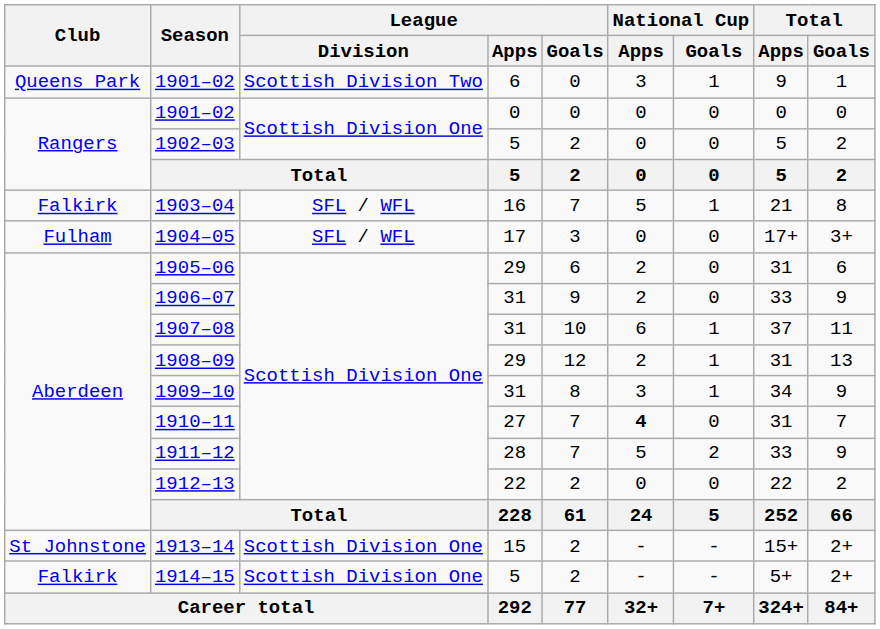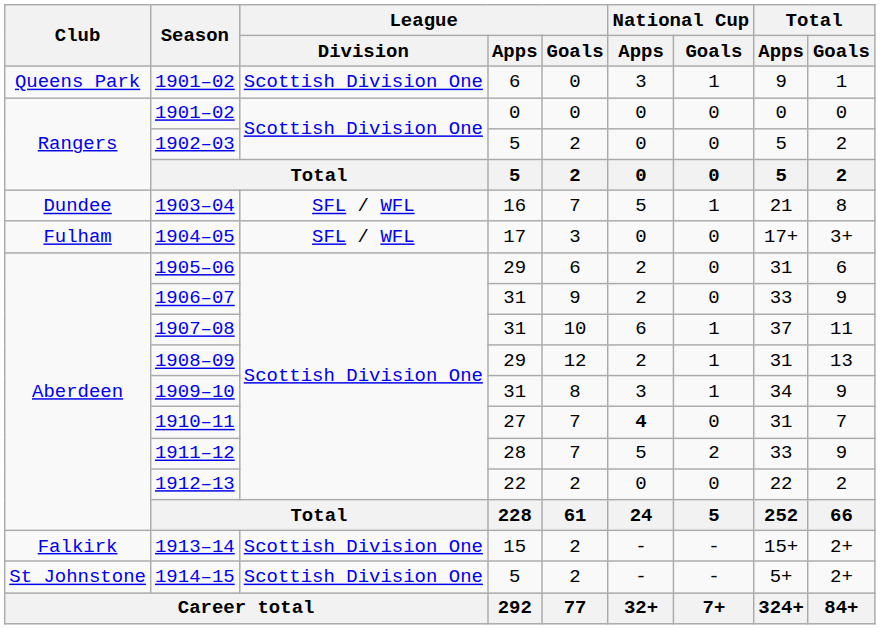(363, 82) Scottish Division Two -> (363, 82) Scottish Division One
(78, 206) Falkirk -> (78, 206) Dundee
(78, 546) St Johnstone -> (78, 546) Falkirk
(78, 577) Falkirk -> (78, 577) St Johnstone
